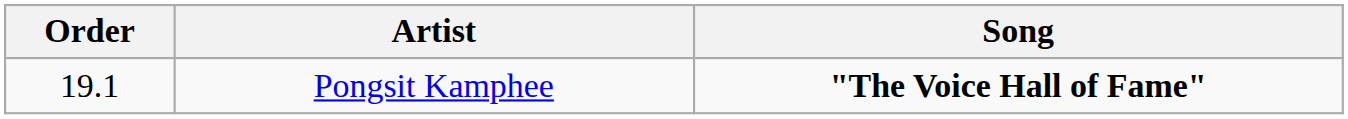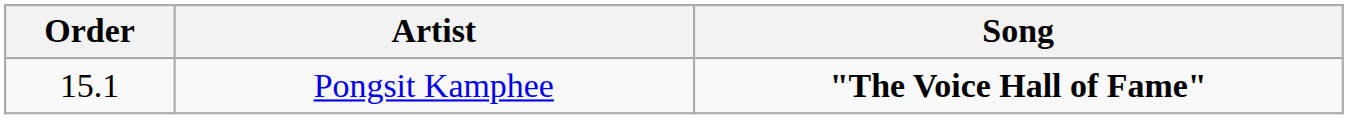(90, 85) 19.1 -> (90, 85) 15.1
